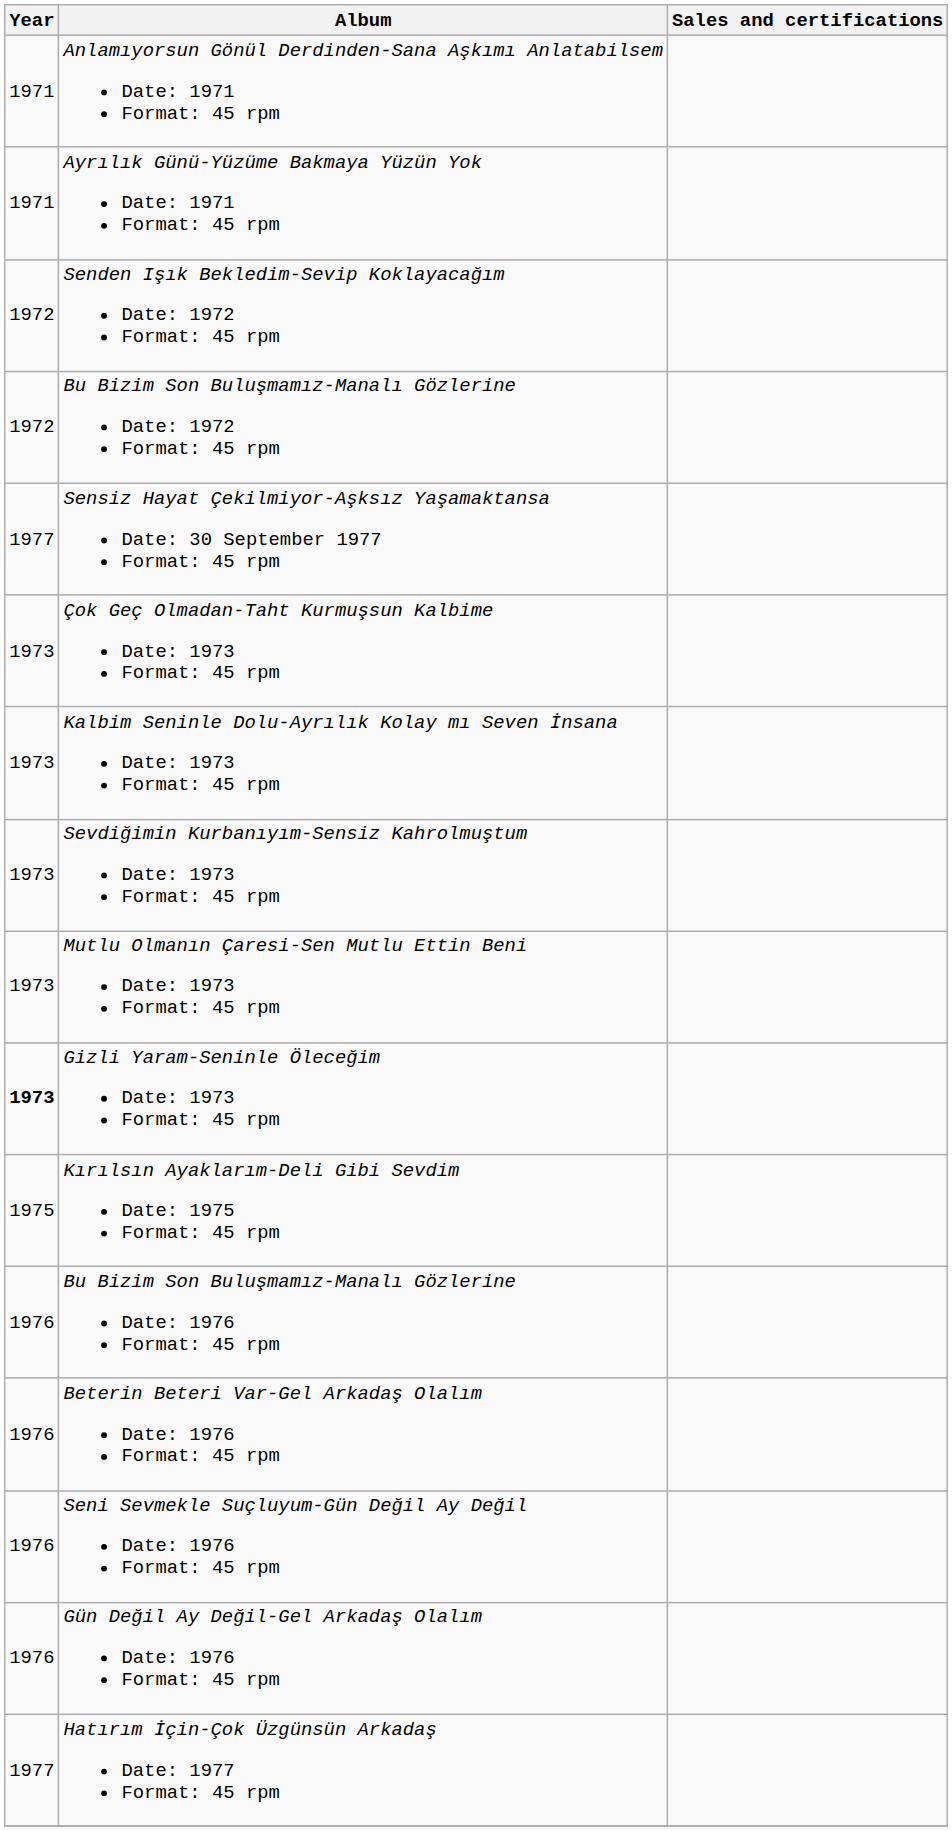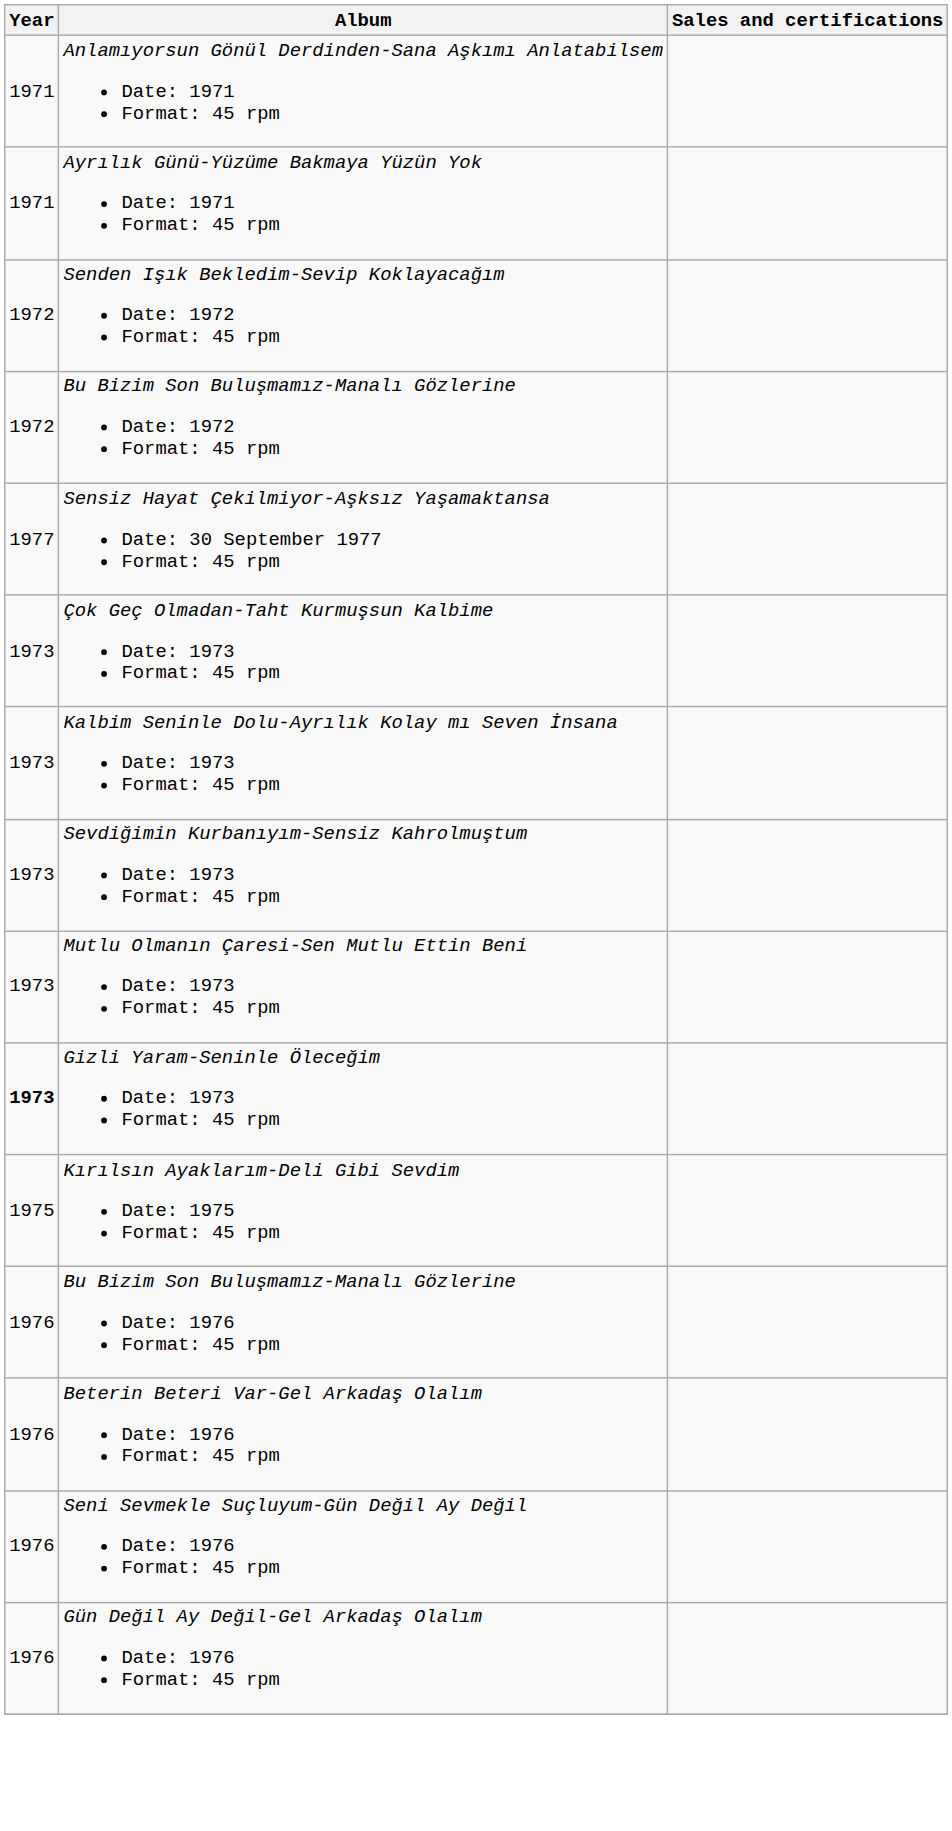- row: (363, 1761)
